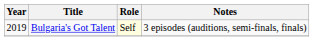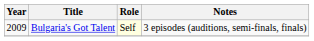(17, 28) 2019 -> (17, 28) 2009
